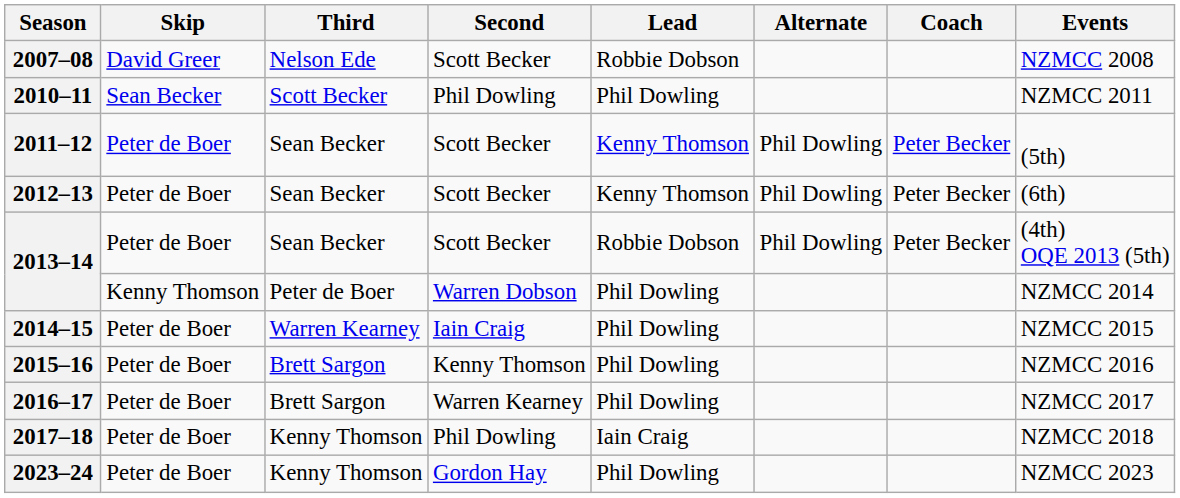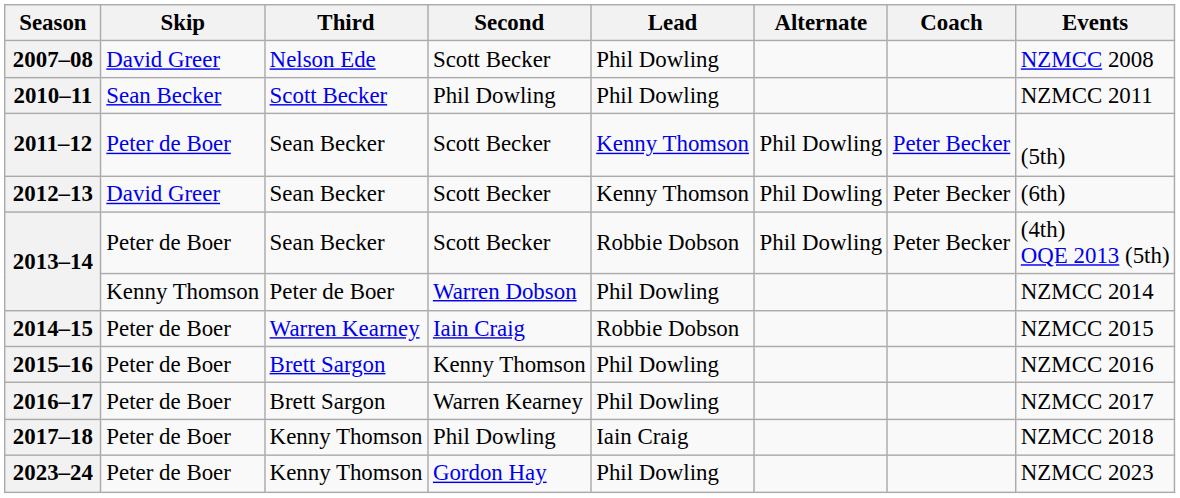(668, 58) Robbie Dobson -> (658, 58) Phil Dowling
(169, 193) Peter de Boer -> (163, 193) David Greer
(658, 328) Phil Dowling -> (668, 328) Robbie Dobson
